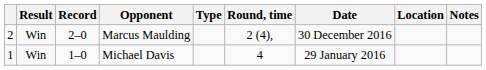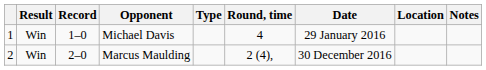rows swapped: (146, 35) <-> (138, 55)
